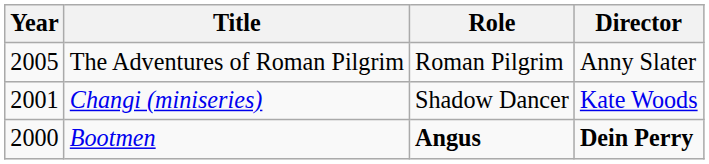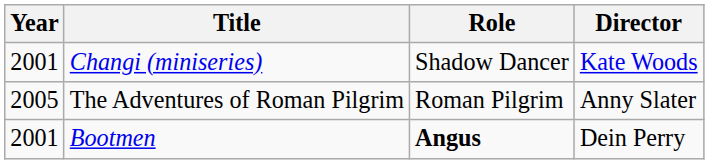rows swapped: (237, 61) <-> (166, 100)
(34, 138) 2000 -> (34, 138) 2001
(637, 138) bold -> (633, 138) normal
